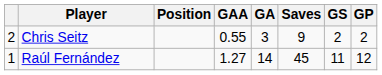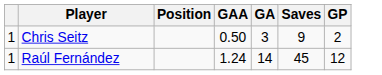- column: (338, 15)
(11, 37) 2 -> (11, 37) 1
(233, 37) 0.55 -> (233, 37) 0.50
(233, 59) 1.27 -> (233, 59) 1.24
